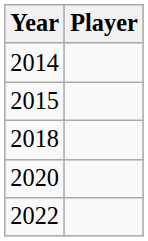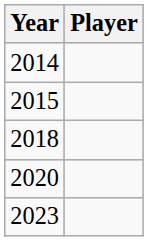- row: (35, 216)
+ row: (35, 216)
